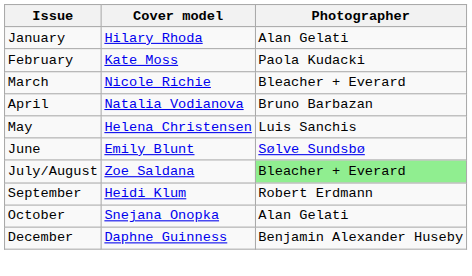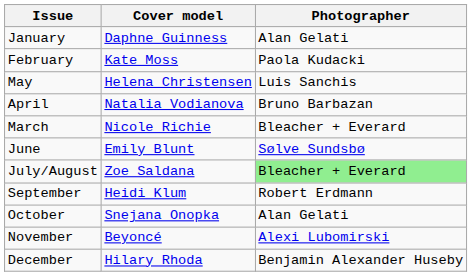(154, 38) Hilary Rhoda -> (166, 38) Daphne Guinness
rows swapped: (28, 82) <-> (20, 127)
+ row: (41, 238)
(166, 238) Daphne Guinness -> (154, 260) Hilary Rhoda
